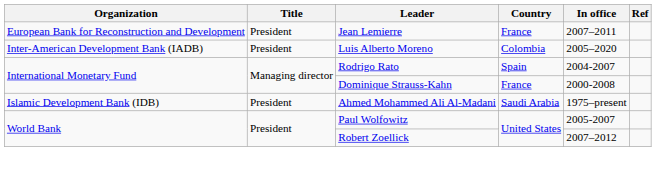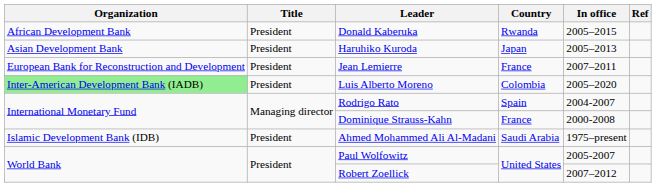+ row: (378, 31)
+ row: (378, 48)
(105, 48) no background -> (105, 84) lightgreen background
